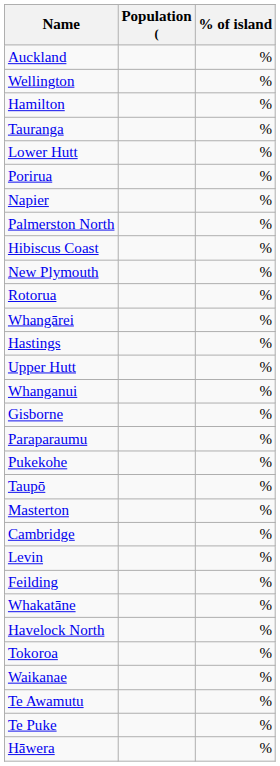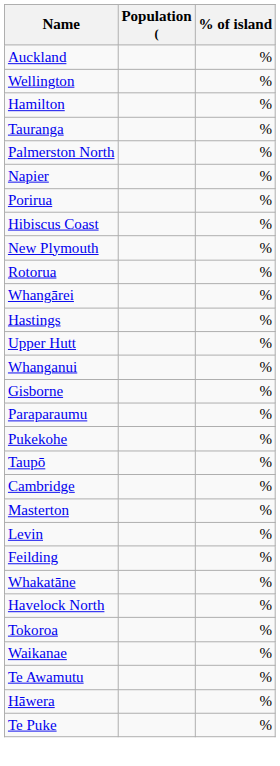- row: (43, 152)
rows swapped: (61, 224) <-> (30, 176)
rows swapped: (38, 510) <-> (41, 534)
rows swapped: (31, 748) <-> (32, 725)
